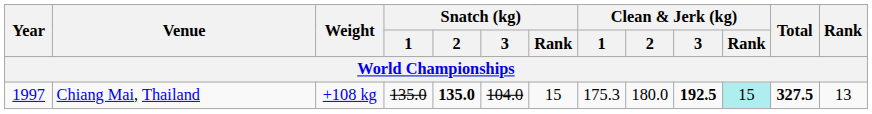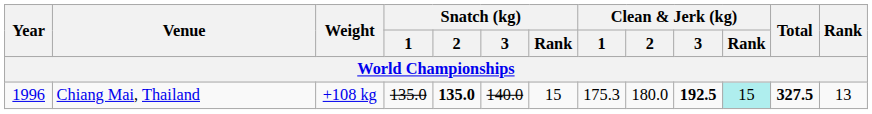(29, 95) 1997 -> (29, 95) 1996
(505, 95) 104.0 -> (505, 95) 140.0
